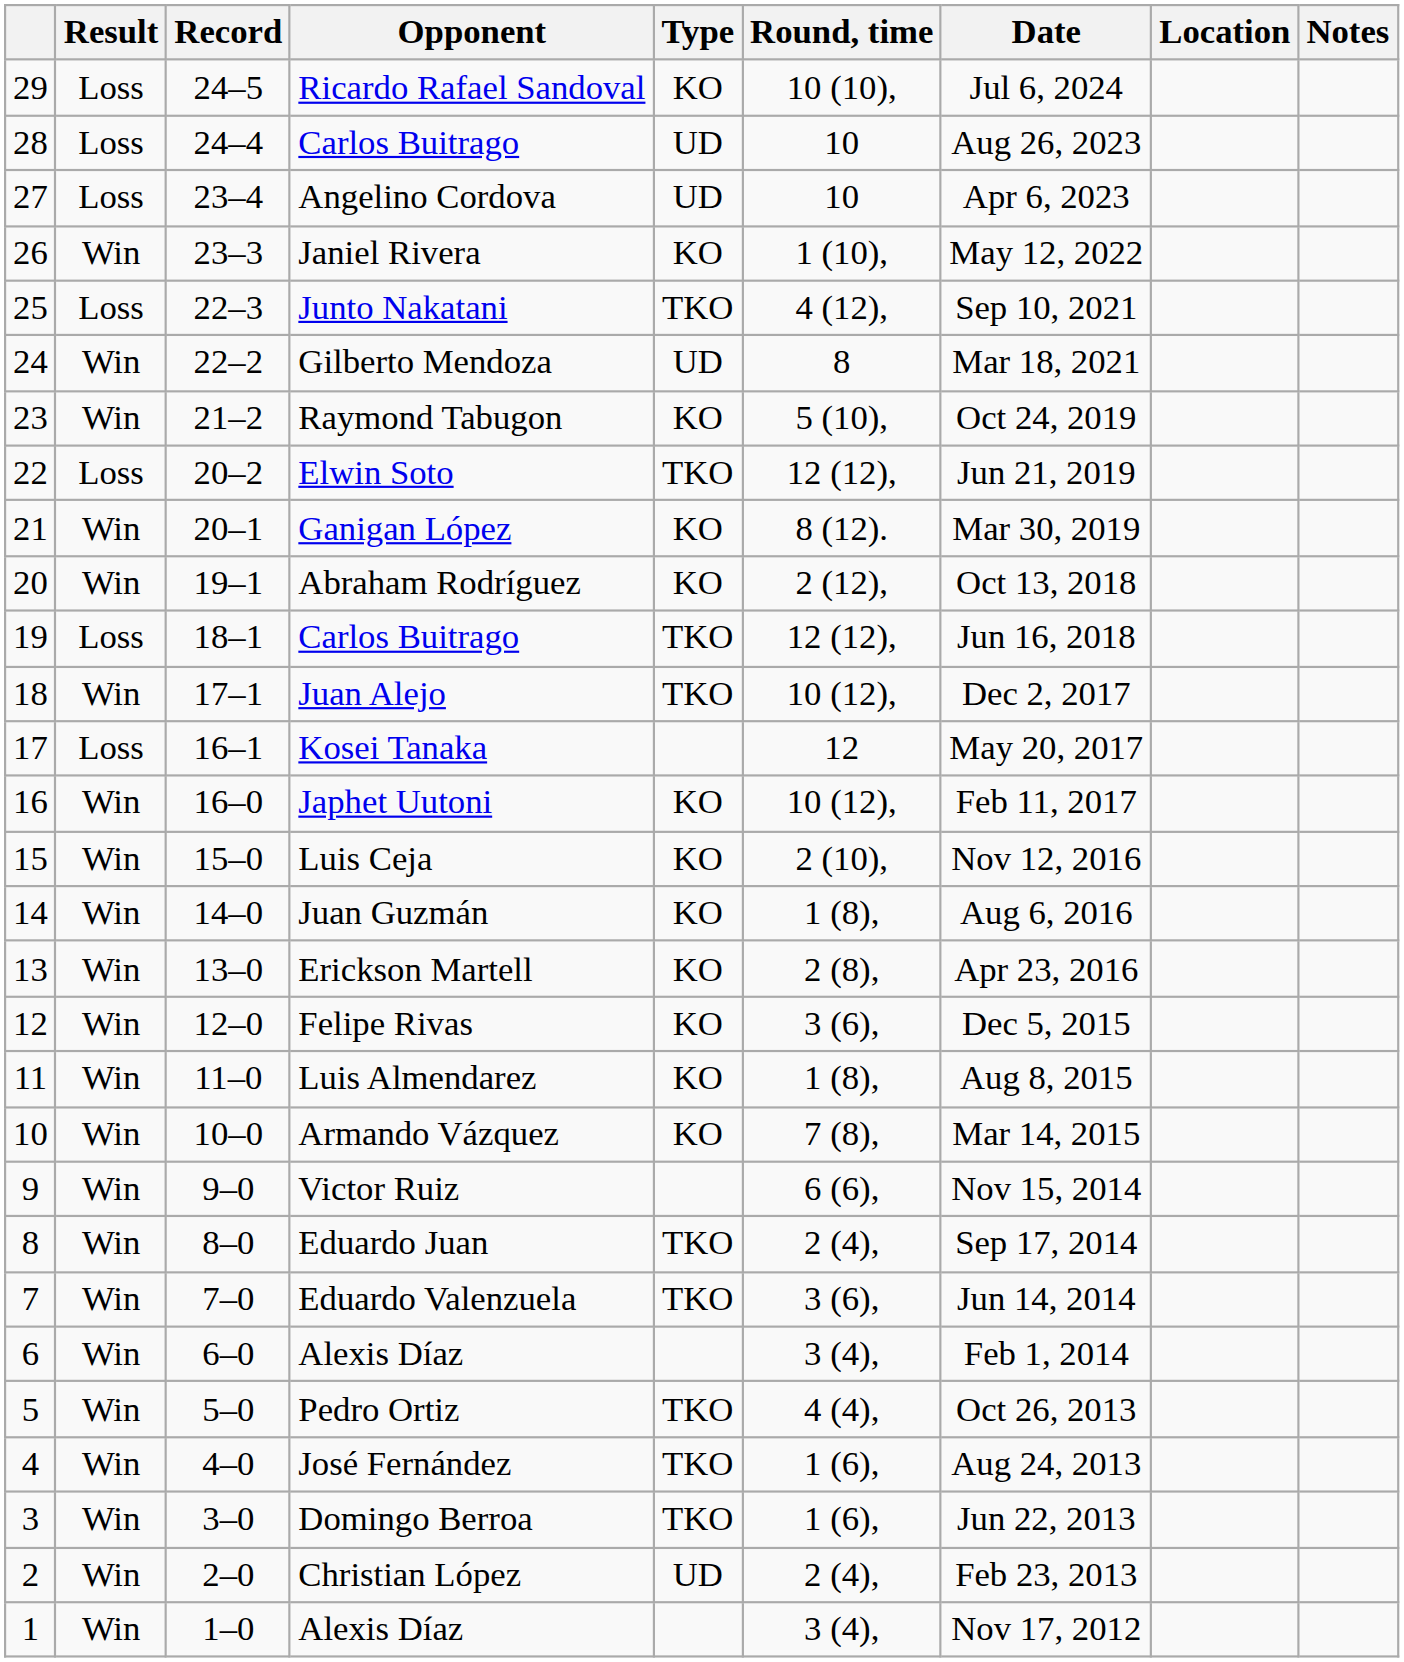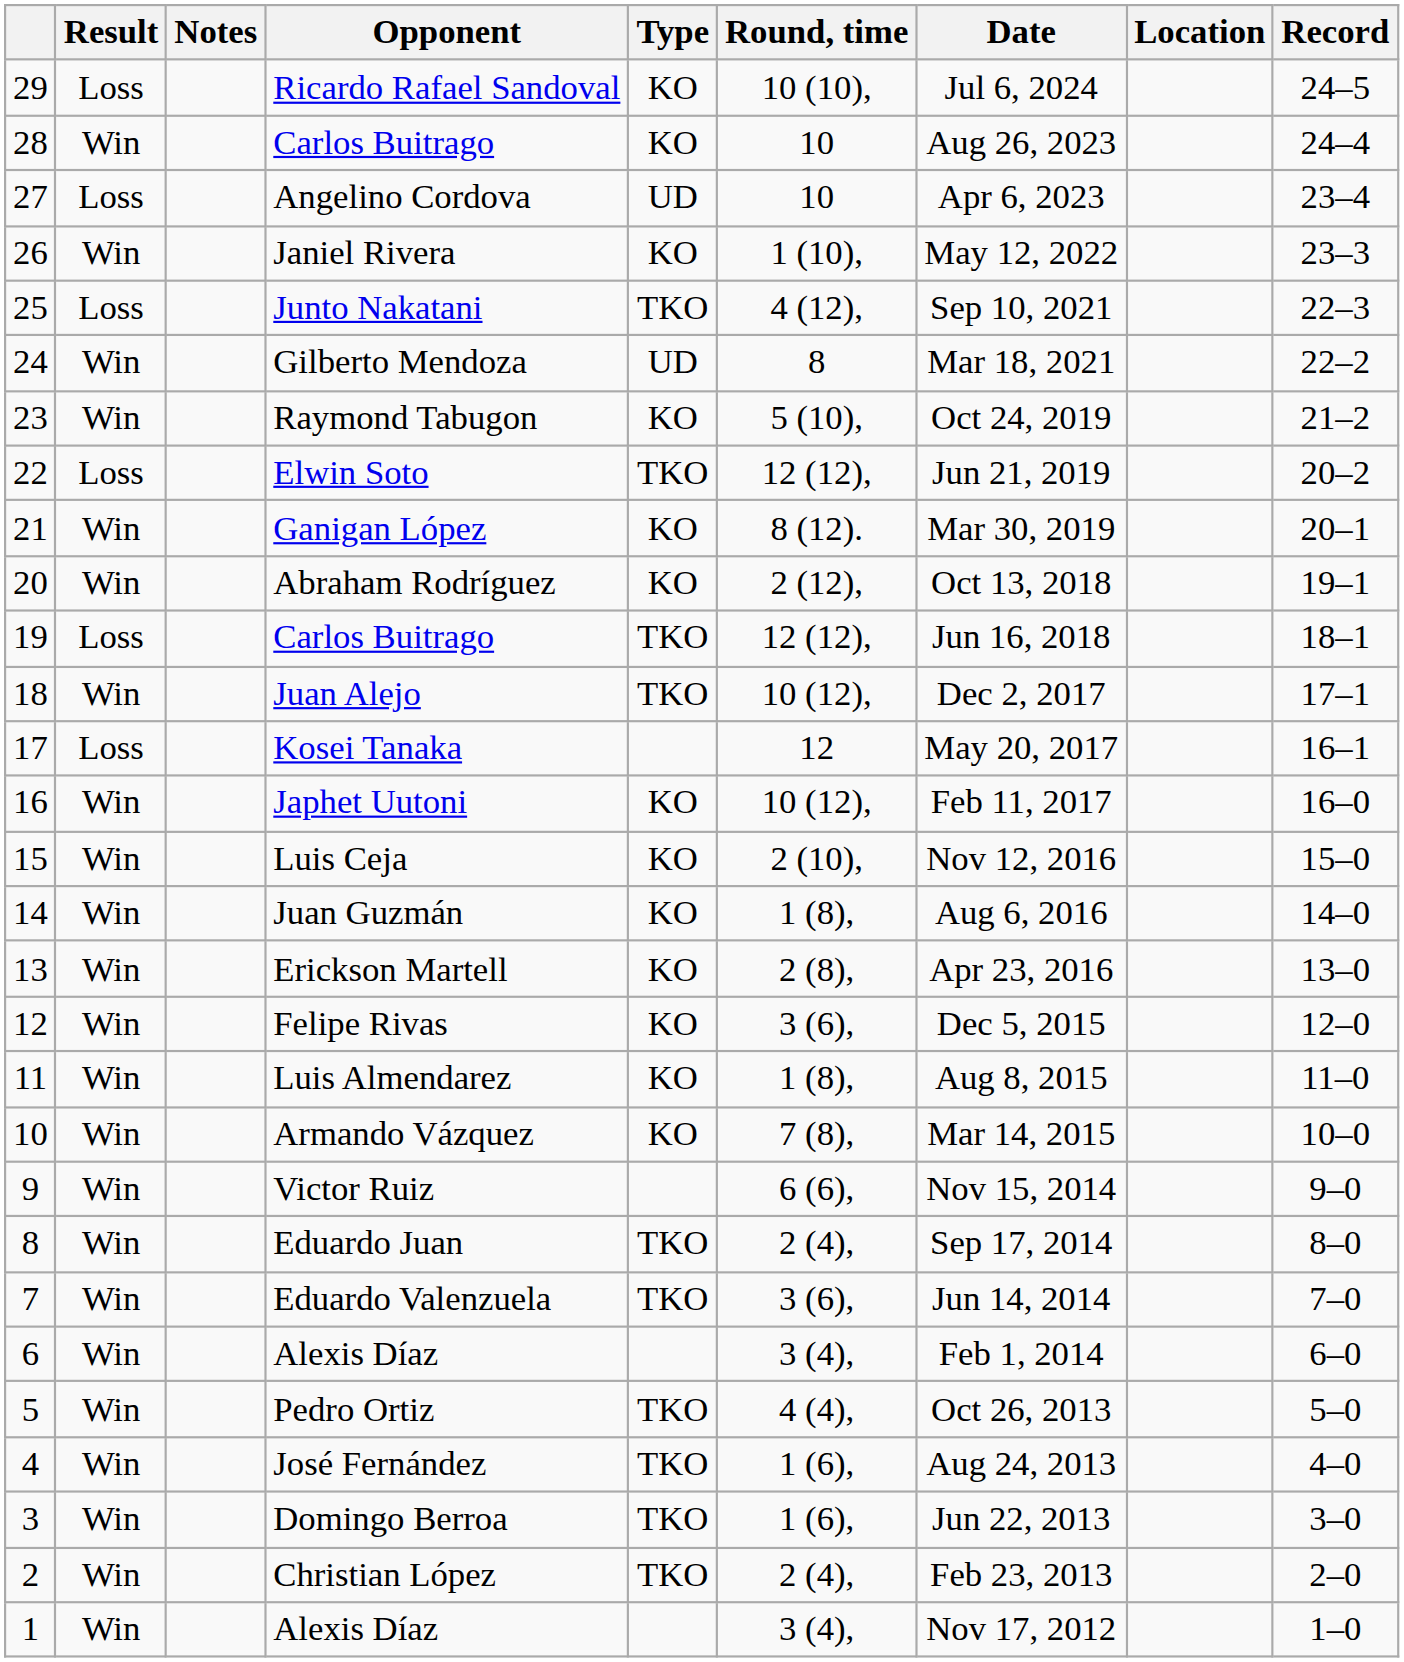columns swapped: (228, 32) <-> (1348, 32)
(111, 142) Loss -> (111, 142) Win
(698, 142) UD -> (673, 142) KO
(698, 1573) UD -> (673, 1573) TKO
